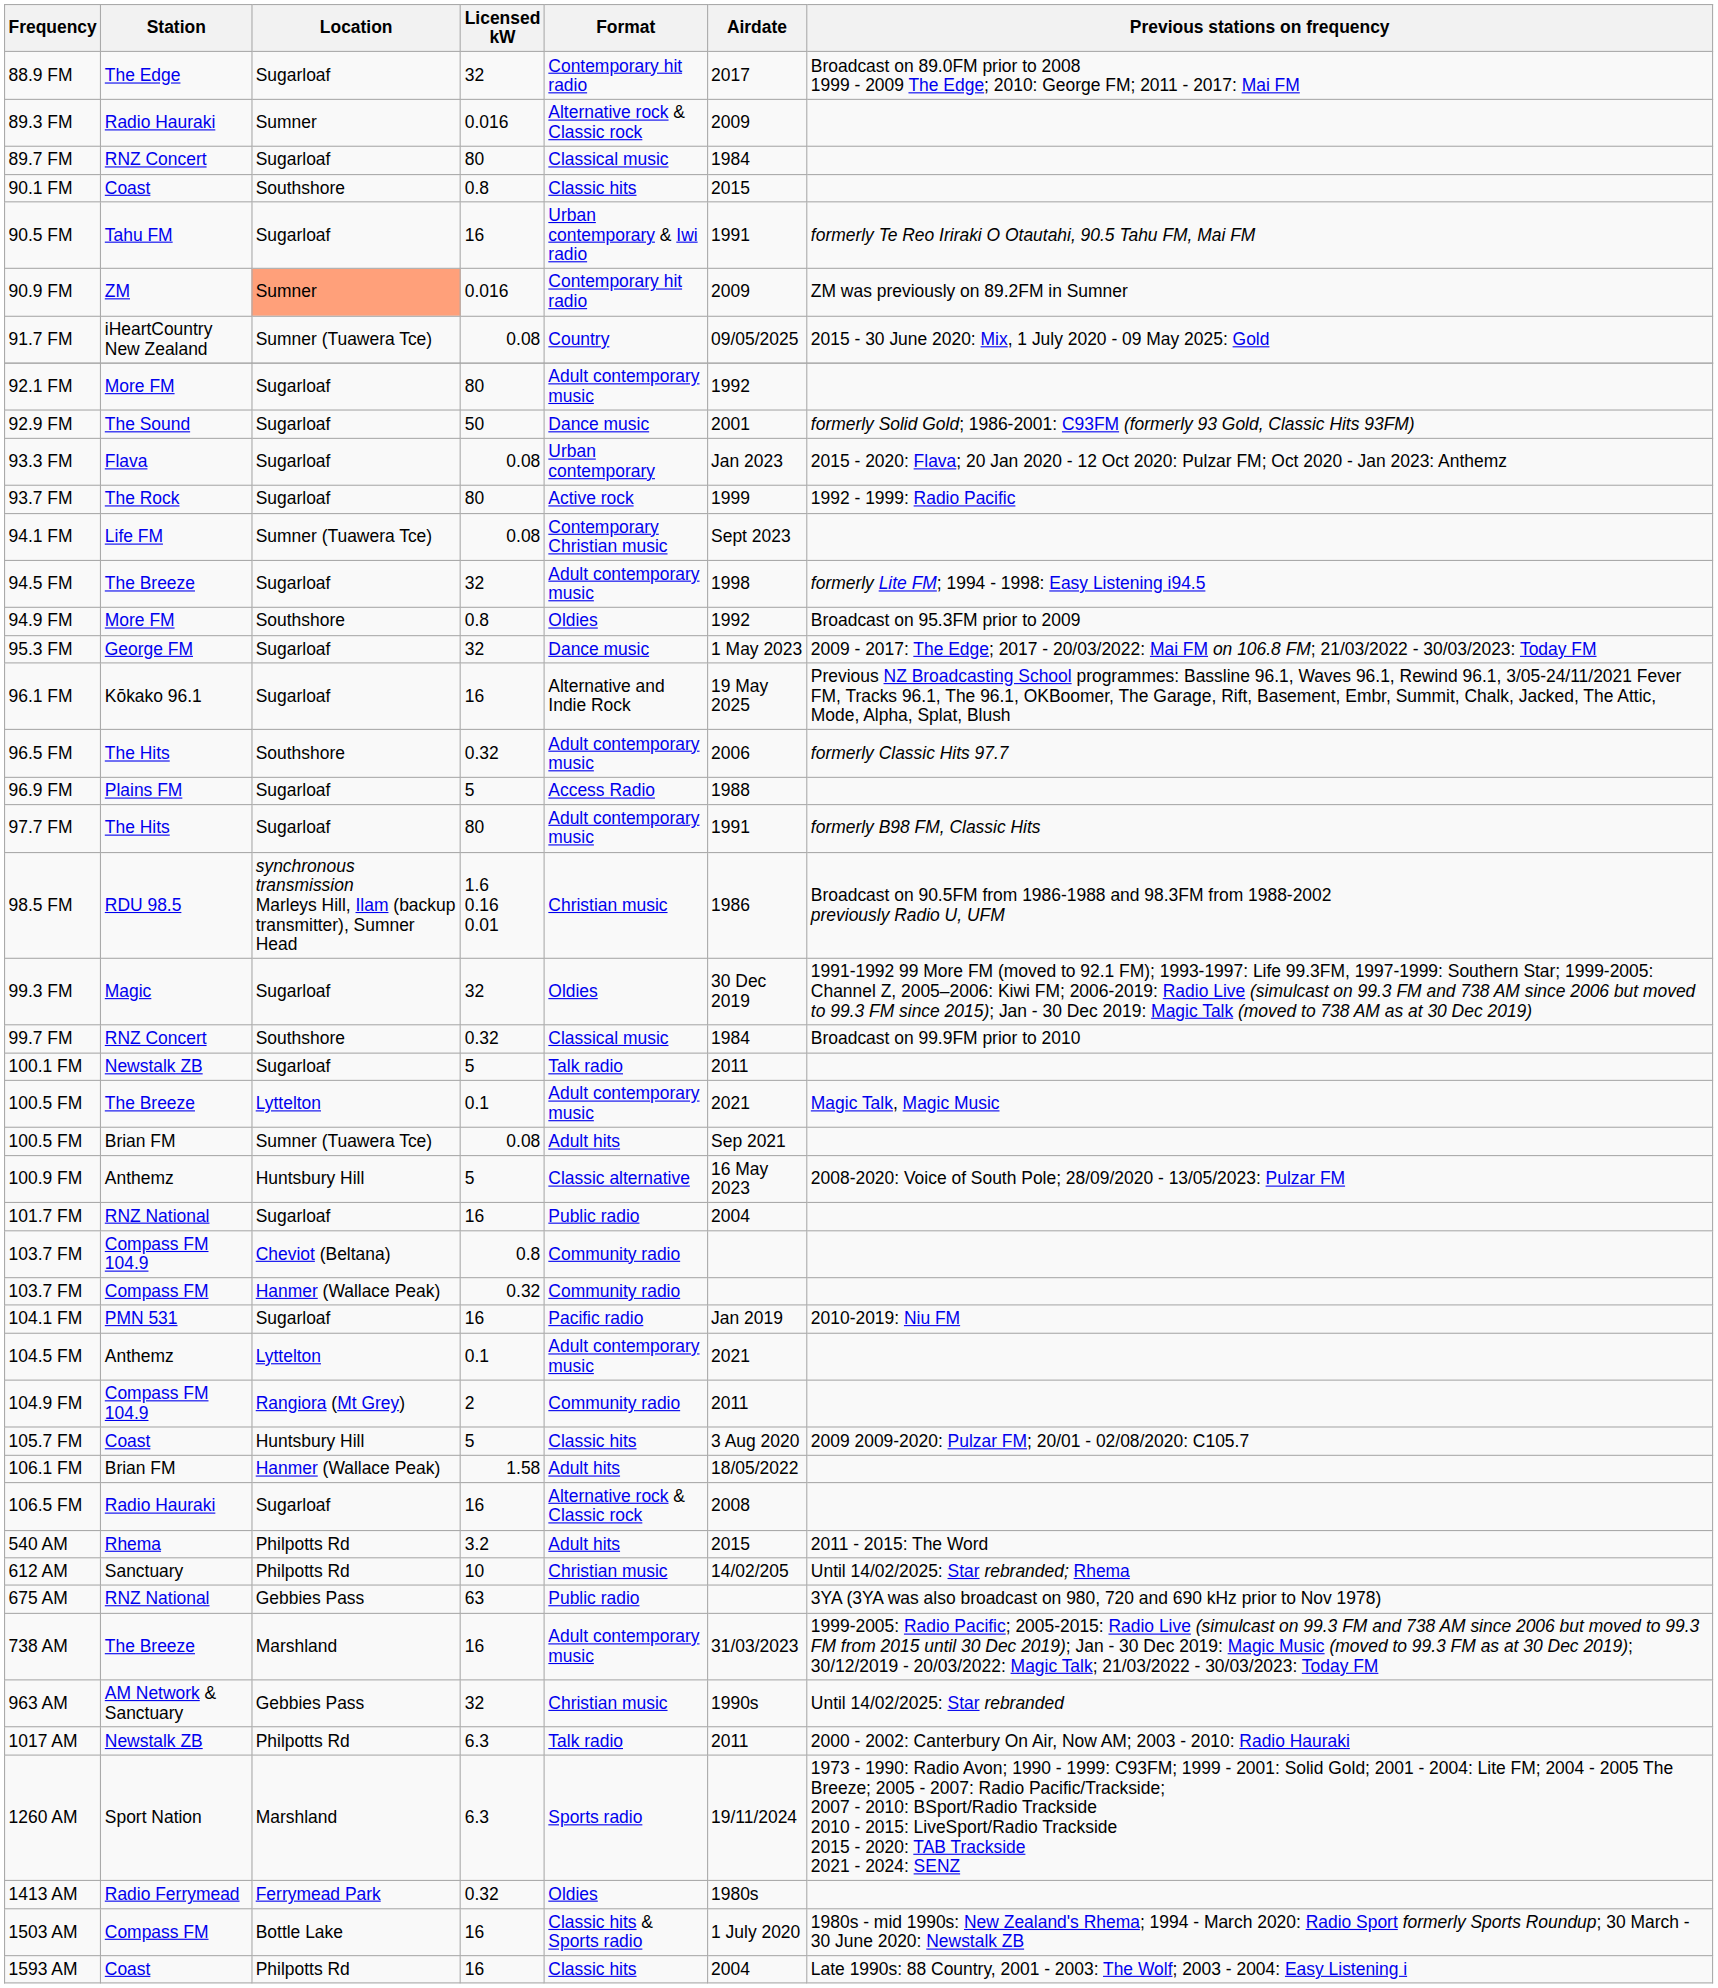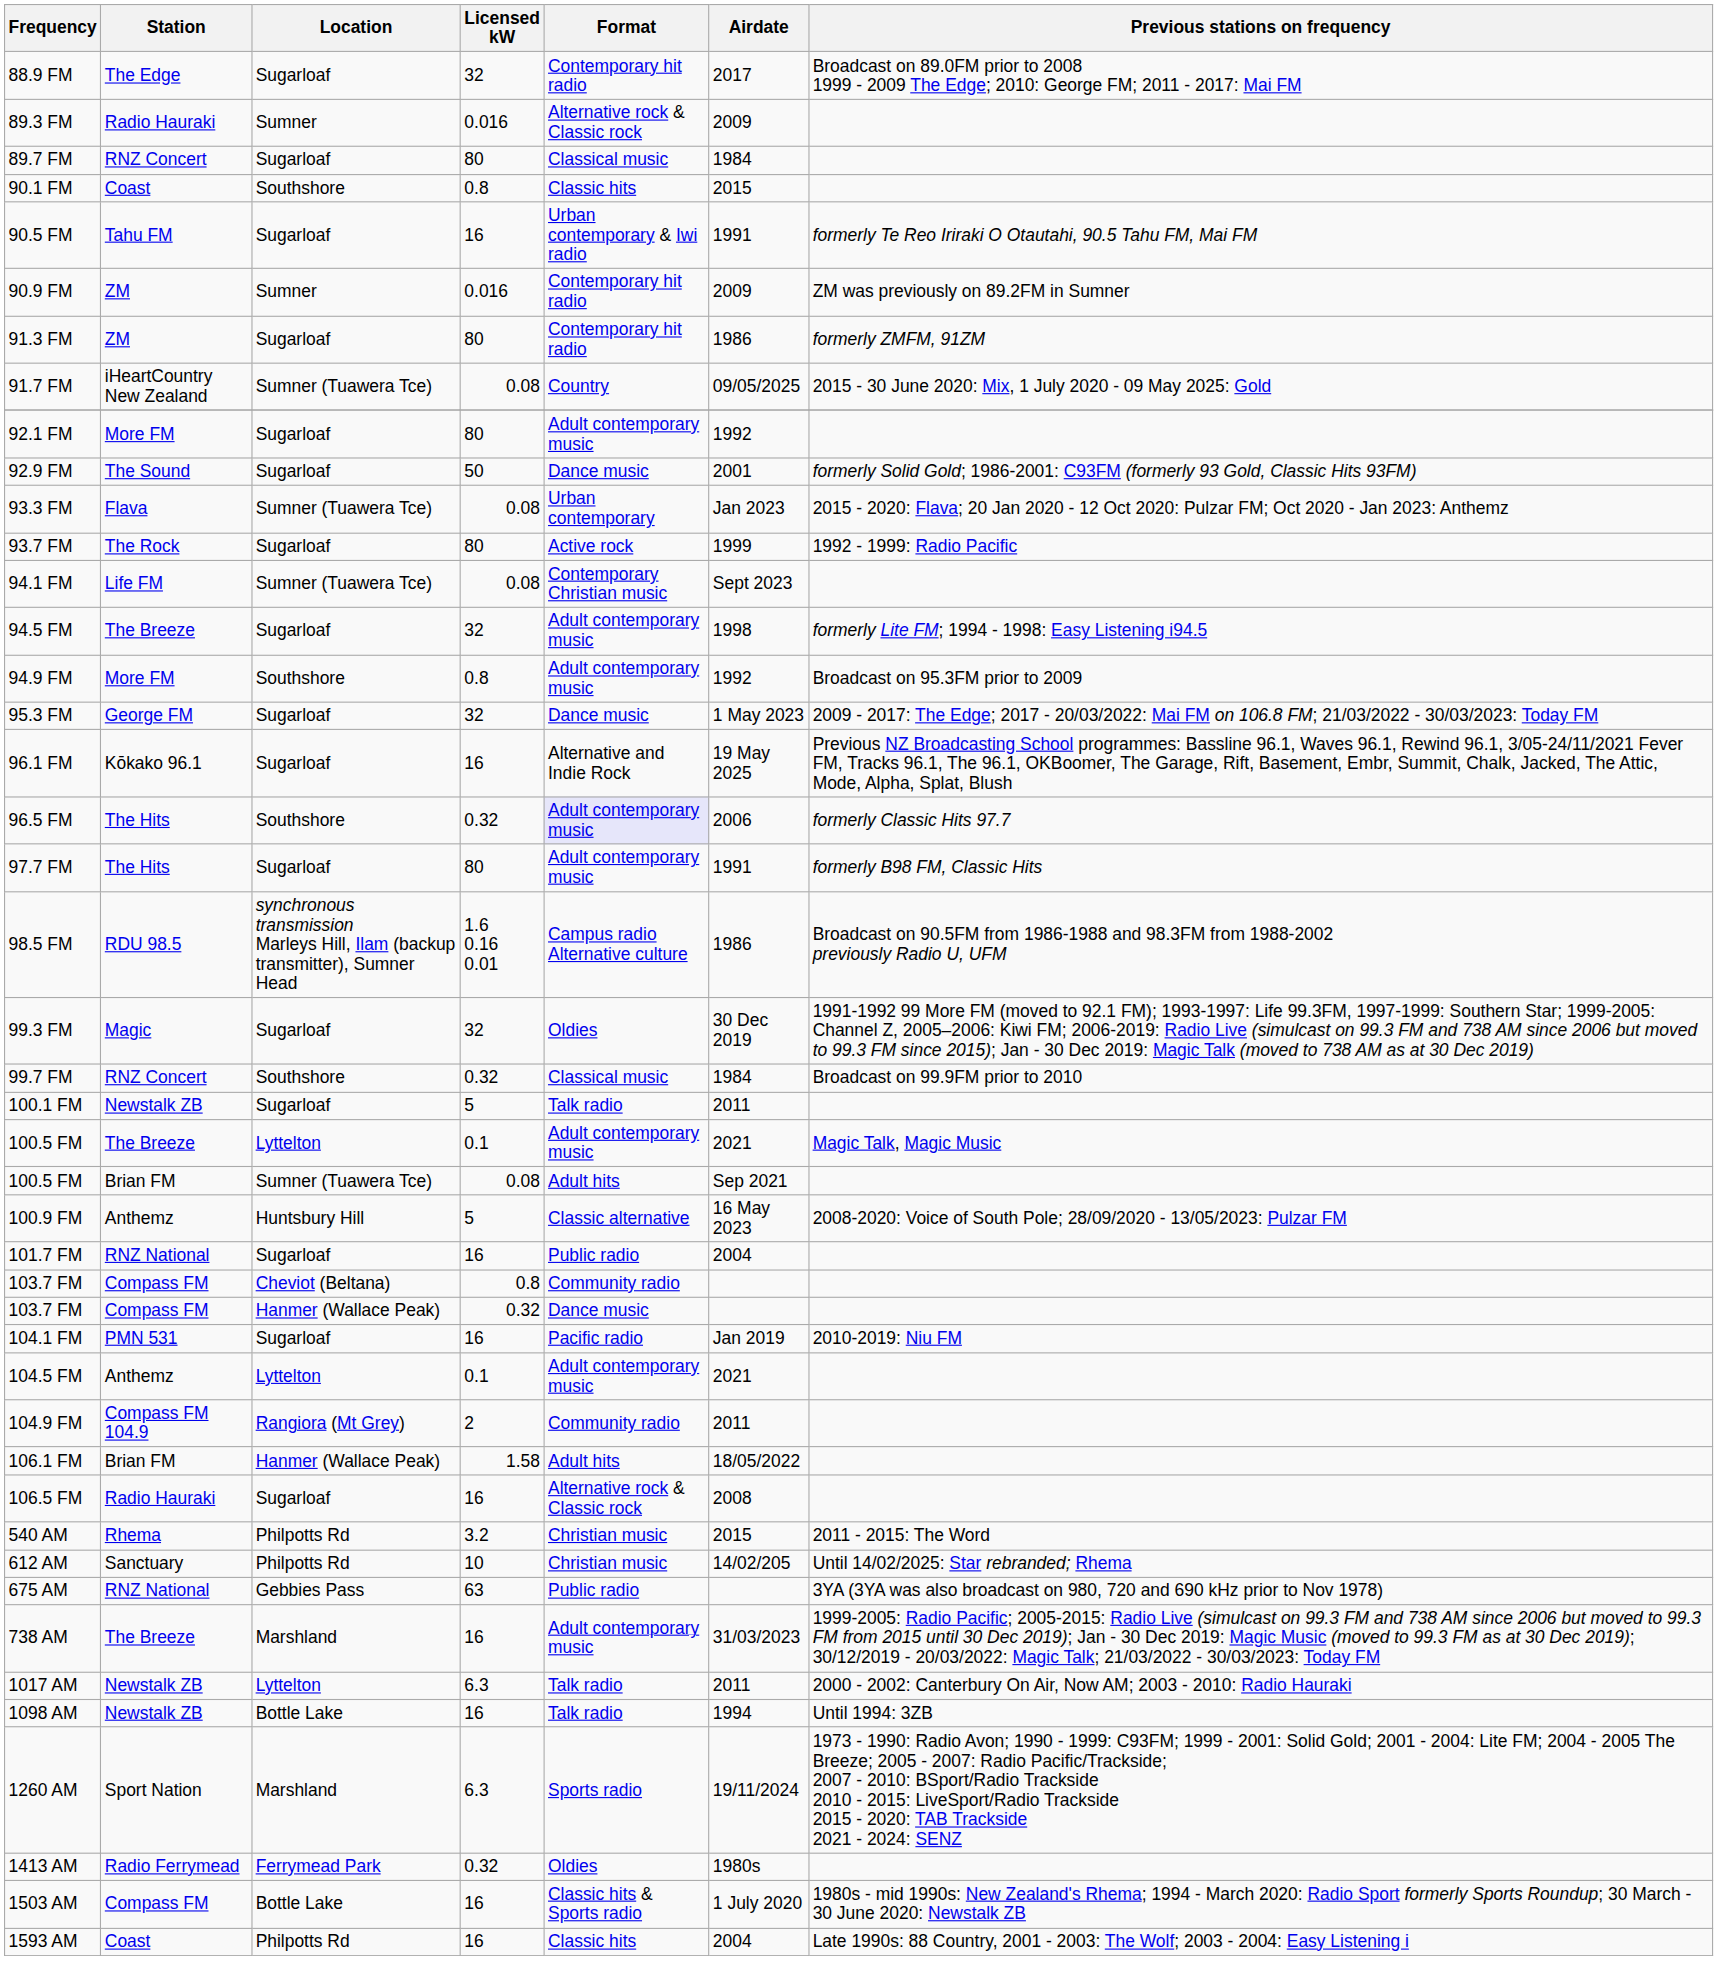(286, 292) lightsalmon background -> (286, 292) no background
+ row: (41, 339)
(293, 461) Sugarloaf -> (344, 508) Sumner (Tuawera Tce)
(573, 621) Oldies -> (624, 678) Adult contemporary music
(624, 753) no background -> (624, 820) lavender background
- row: (41, 790)
(608, 905) Christian music -> (618, 944) Campus radio Alternative culture
(157, 1253) Compass FM 104.9 -> (157, 1283) Compass FM
(614, 1291) Community radio -> (598, 1310) Dance music
- row: (45, 1441)
(584, 1543) Adult hits -> (608, 1535) Christian music
- row: (38, 1703)
(303, 1740) Philpotts Rd -> (288, 1685) Lyttelton
+ row: (43, 1713)
